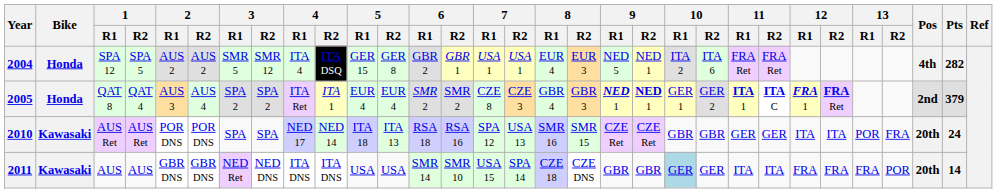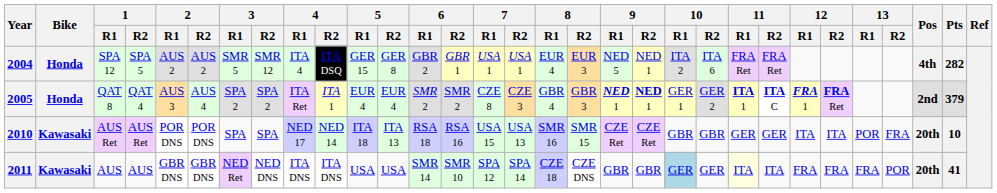(489, 134) SPA 12 -> (489, 134) USA 15
(955, 134) 24 -> (955, 134) 10
(489, 170) USA 15 -> (489, 170) SPA 12
(743, 170) no background -> (743, 170) lightyellow background
(955, 170) 14 -> (955, 170) 41
